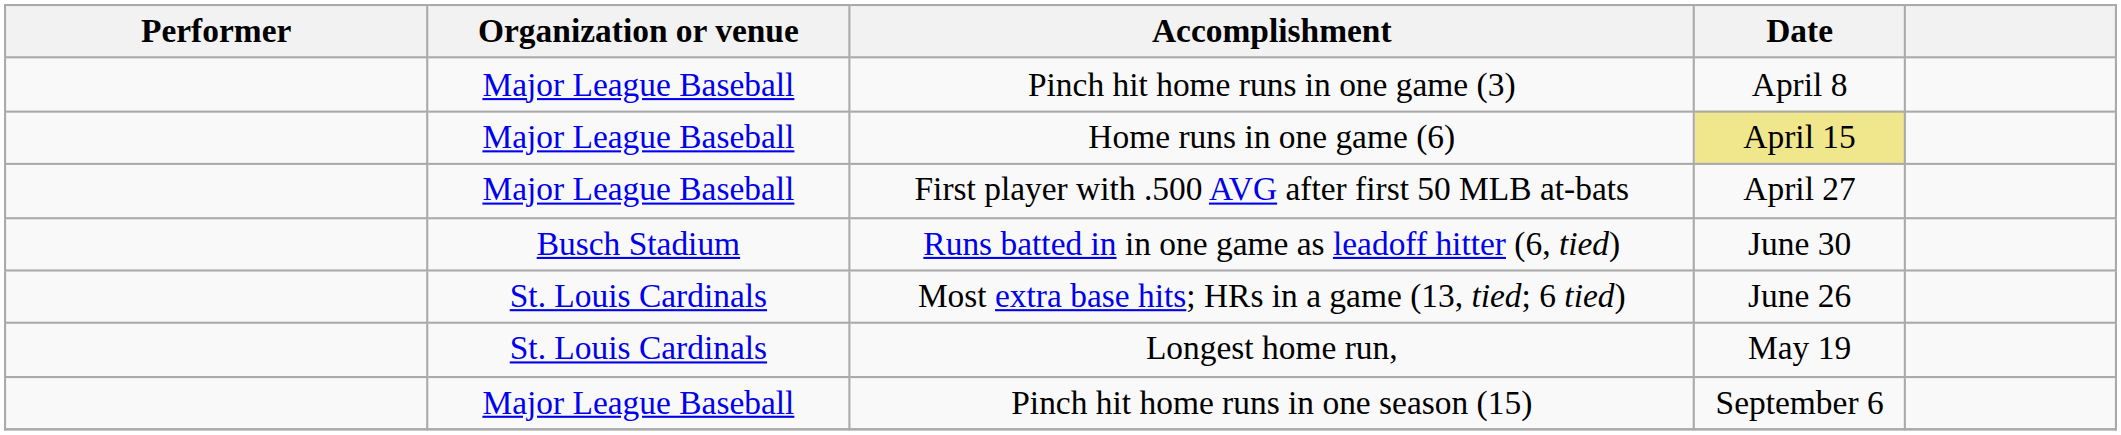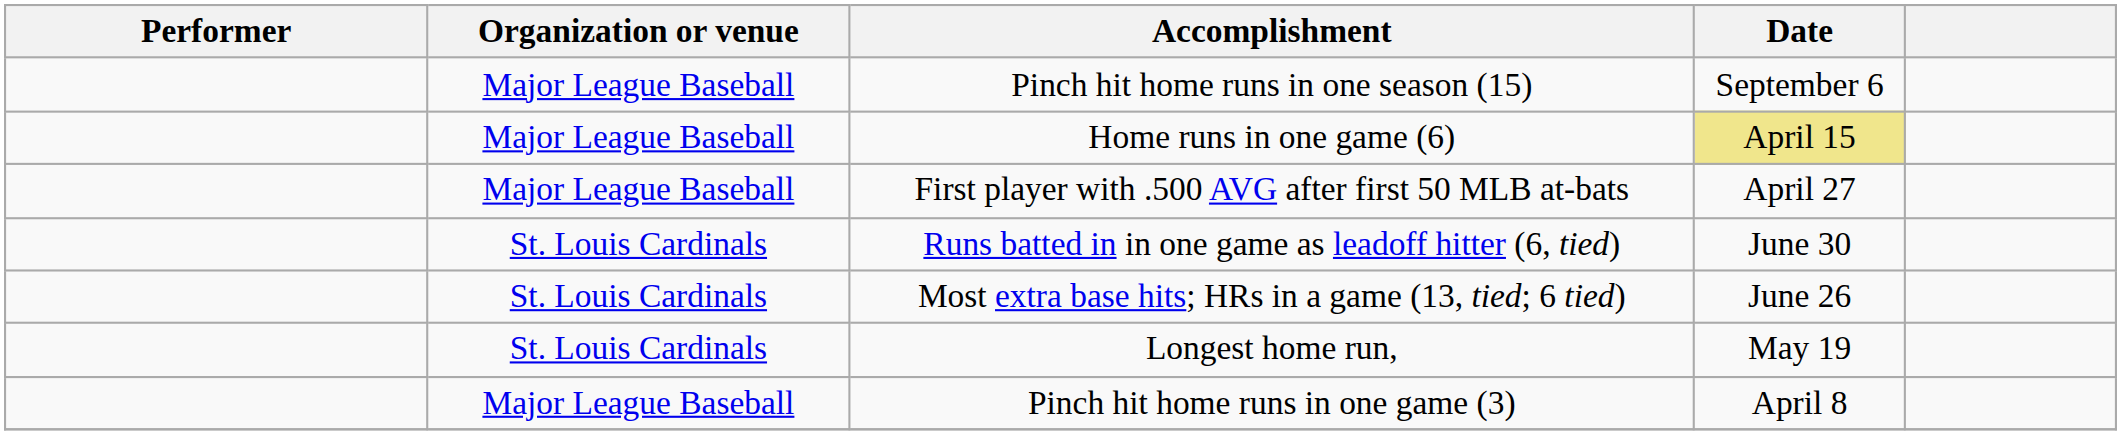rows swapped: (1272, 84) <-> (1272, 402)
(638, 243) Busch Stadium -> (638, 243) St. Louis Cardinals
